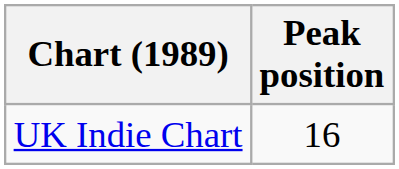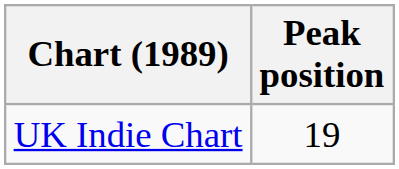(322, 133) 16 -> (322, 133) 19
